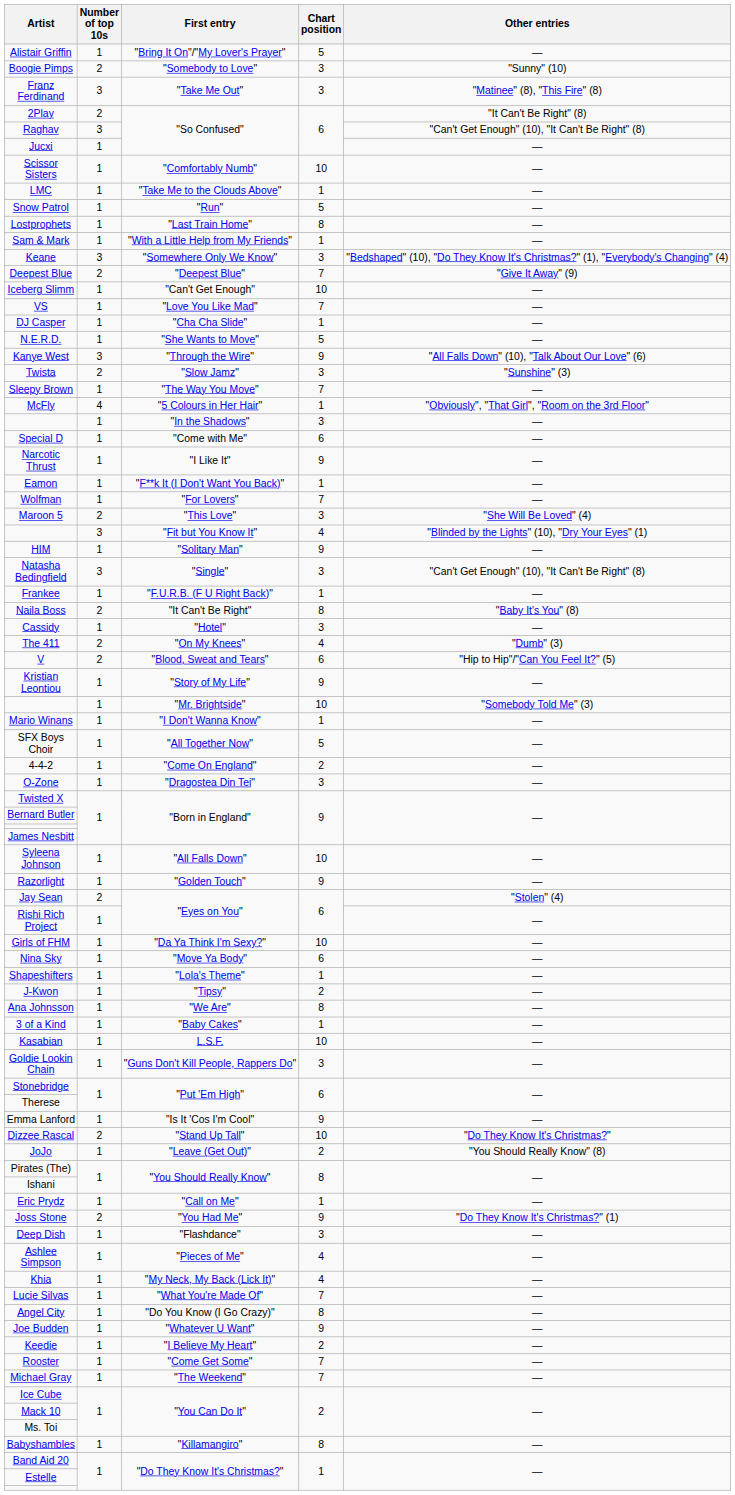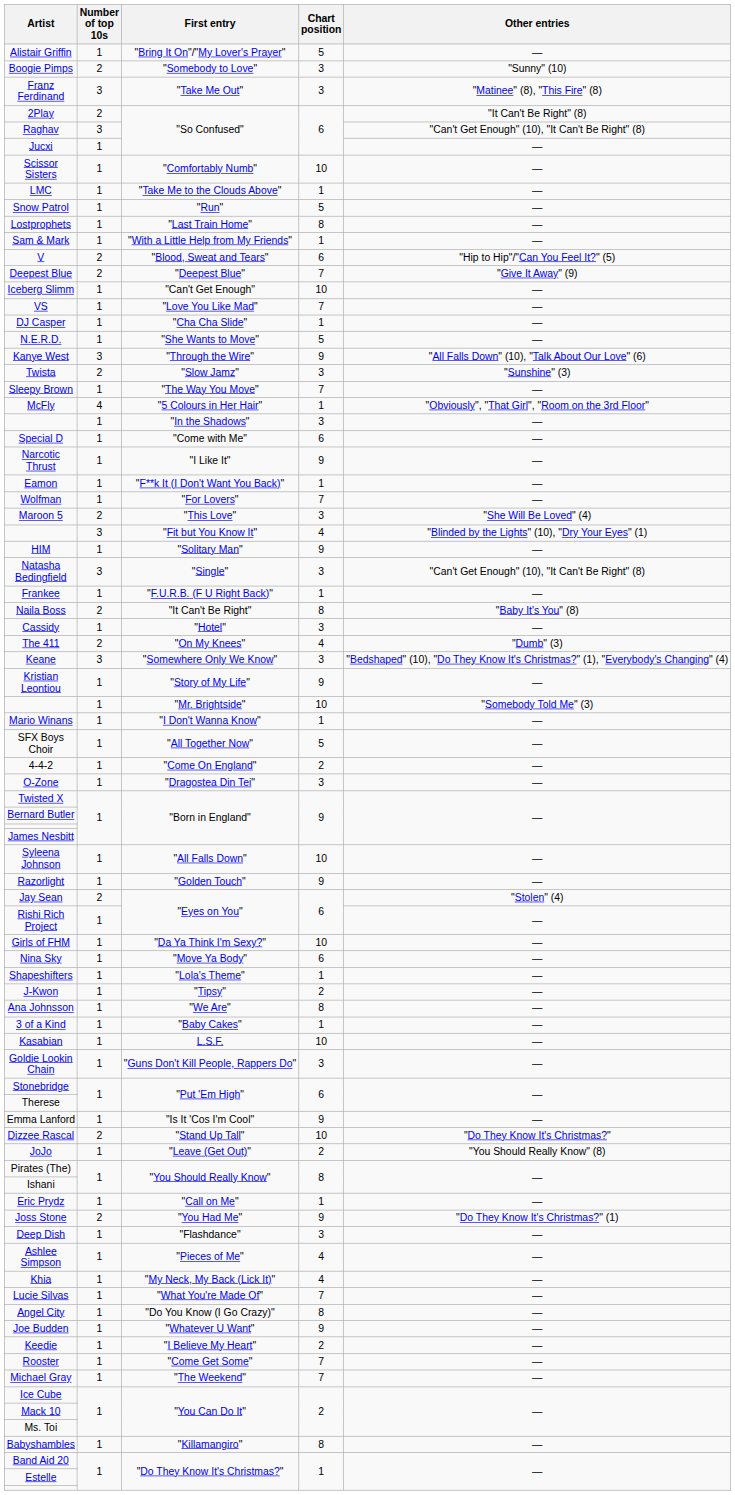rows swapped: (41, 257) <-> (41, 660)
